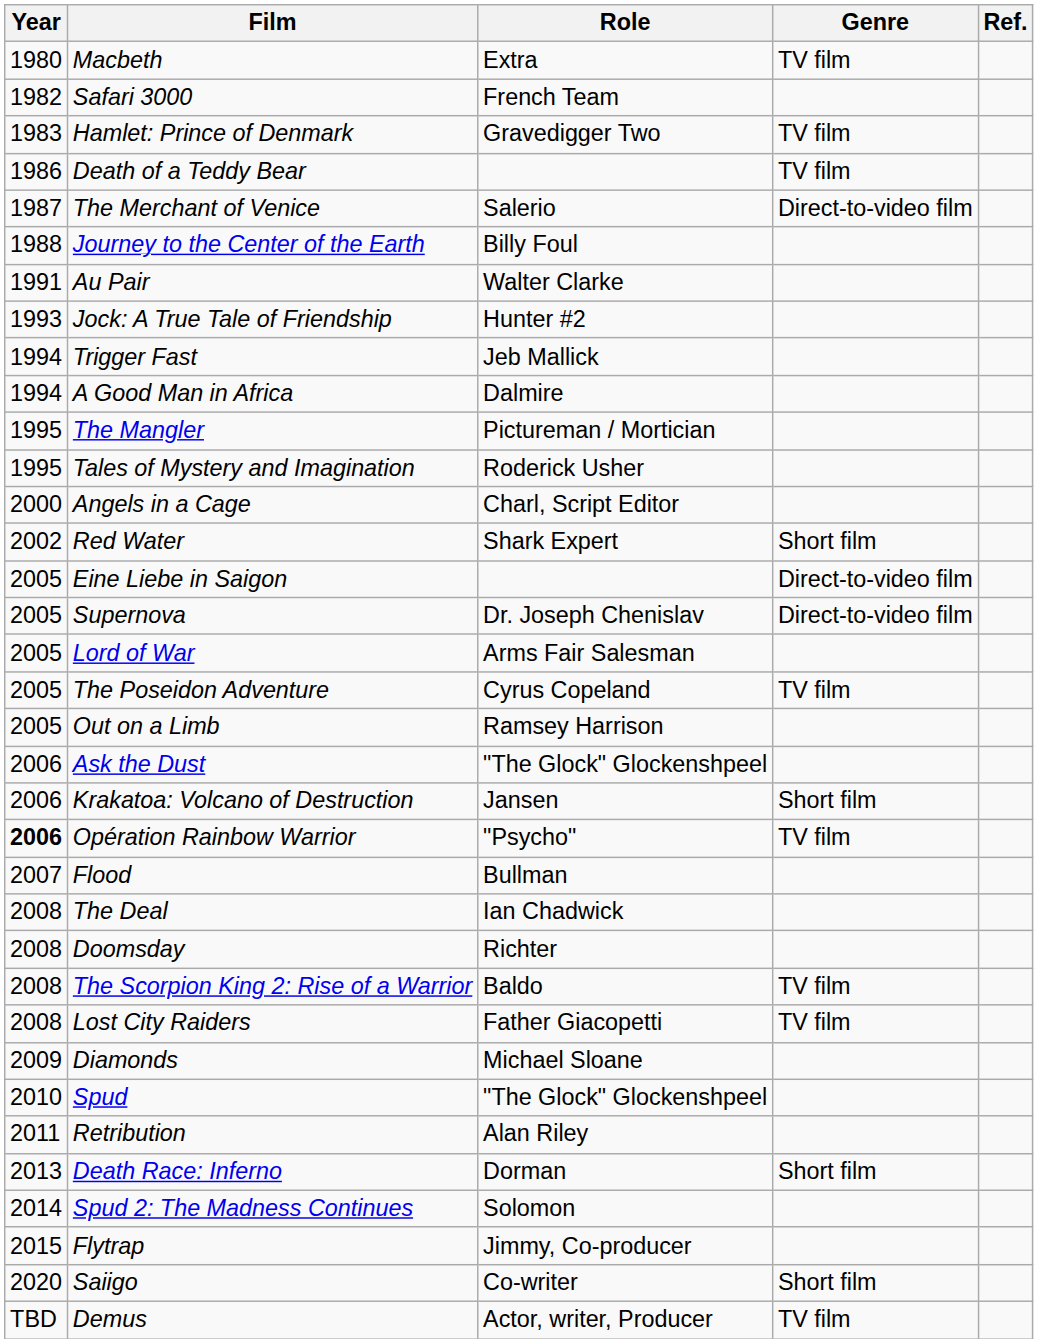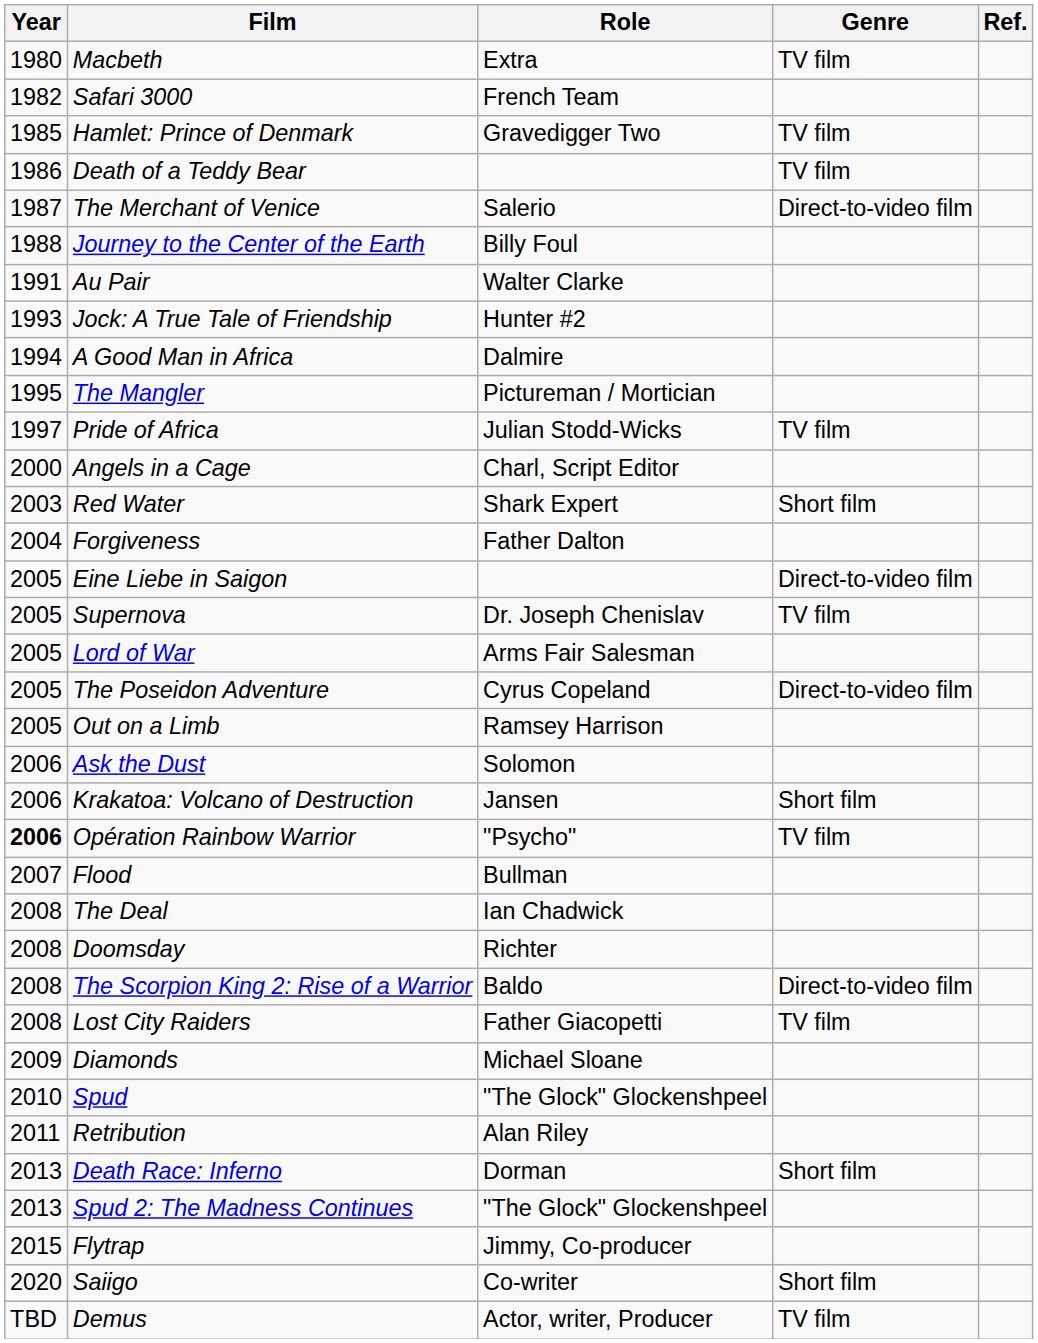(36, 134) 1983 -> (36, 134) 1985
- row: (135, 356)
- row: (244, 467)
+ row: (146, 430)
(36, 541) 2002 -> (36, 504) 2003
+ row: (136, 541)
(875, 615) Direct-to-video film -> (814, 615) TV film
(814, 689) TV film -> (875, 689) Direct-to-video film
(625, 763) "The Glock" Glockenshpeel -> (529, 763) Solomon
(814, 986) TV film -> (875, 986) Direct-to-video film
(36, 1208) 2014 -> (36, 1208) 2013
(529, 1208) Solomon -> (625, 1208) "The Glock" Glockenshpeel
